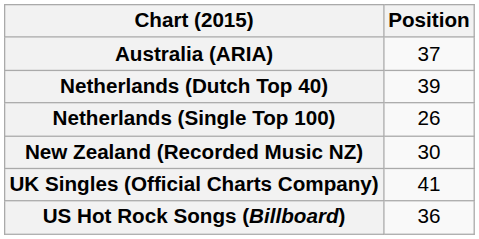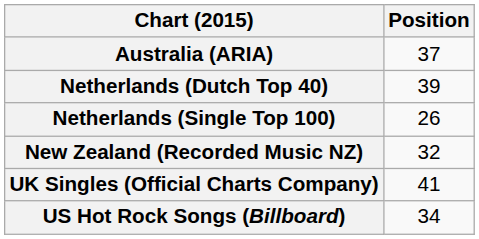(429, 151) 30 -> (429, 151) 32
(429, 217) 36 -> (429, 217) 34
